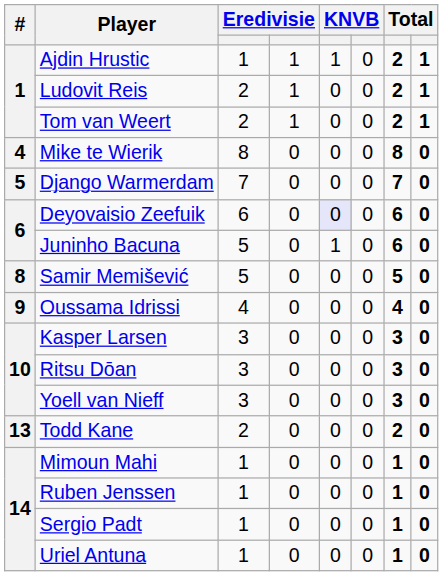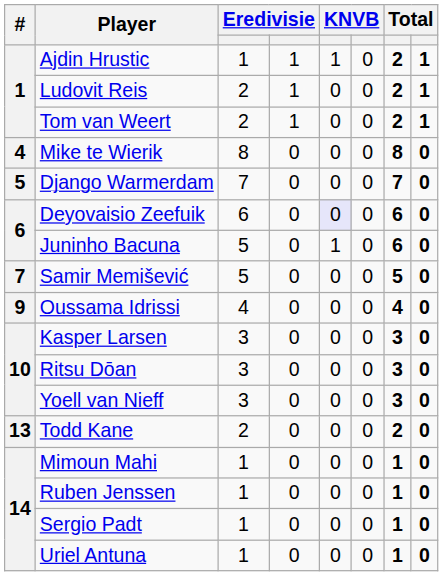(20, 276) 8 -> (20, 276) 7
